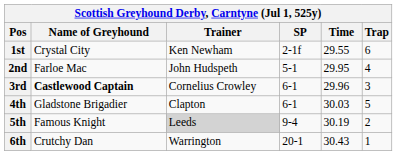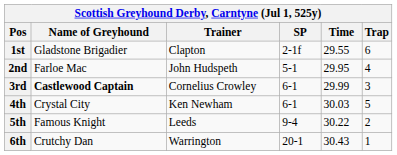(62, 50) Crystal City -> (80, 50) Gladstone Brigadier
(201, 50) Ken Newham -> (187, 50) Clapton
(336, 86) 29.96 -> (336, 86) 29.99
(80, 104) Gladstone Brigadier -> (62, 104) Crystal City
(187, 104) Clapton -> (201, 104) Ken Newham
(183, 123) lightgrey background -> (183, 123) no background
(336, 123) 30.19 -> (336, 123) 30.22
